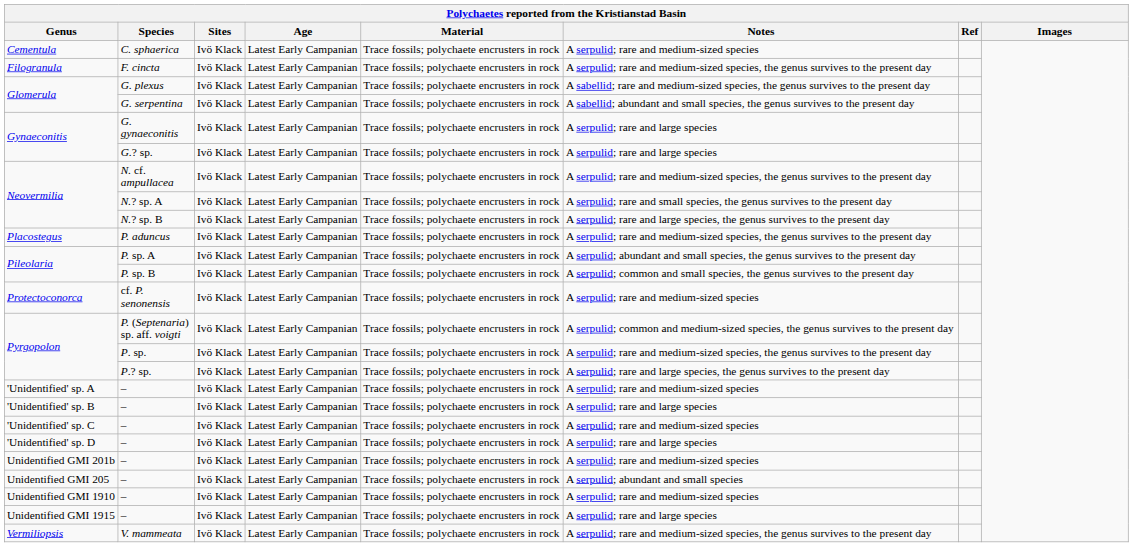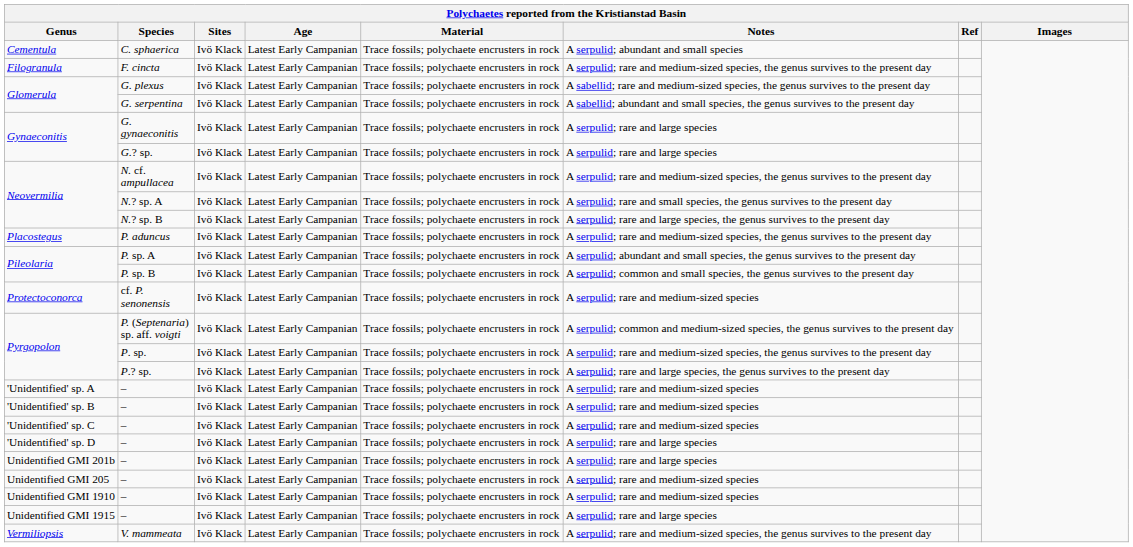(662, 49) A serpulid; rare and medium-sized species -> (654, 49) A serpulid; abundant and small species
(641, 406) A serpulid; rare and large species -> (662, 406) A serpulid; rare and medium-sized species
(662, 460) A serpulid; rare and medium-sized species -> (641, 460) A serpulid; rare and large species
(654, 479) A serpulid; abundant and small species -> (662, 479) A serpulid; rare and medium-sized species
